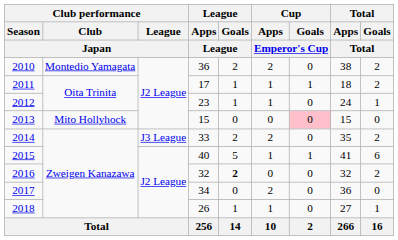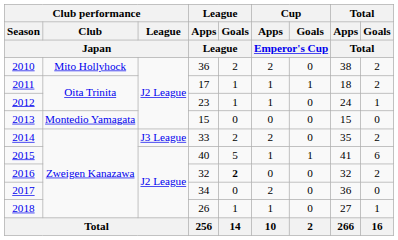(90, 66) Montedio Yamagata -> (90, 66) Mito Hollyhock
(90, 119) Mito Hollyhock -> (90, 119) Montedio Yamagata
(310, 119) pink background -> (310, 119) no background
